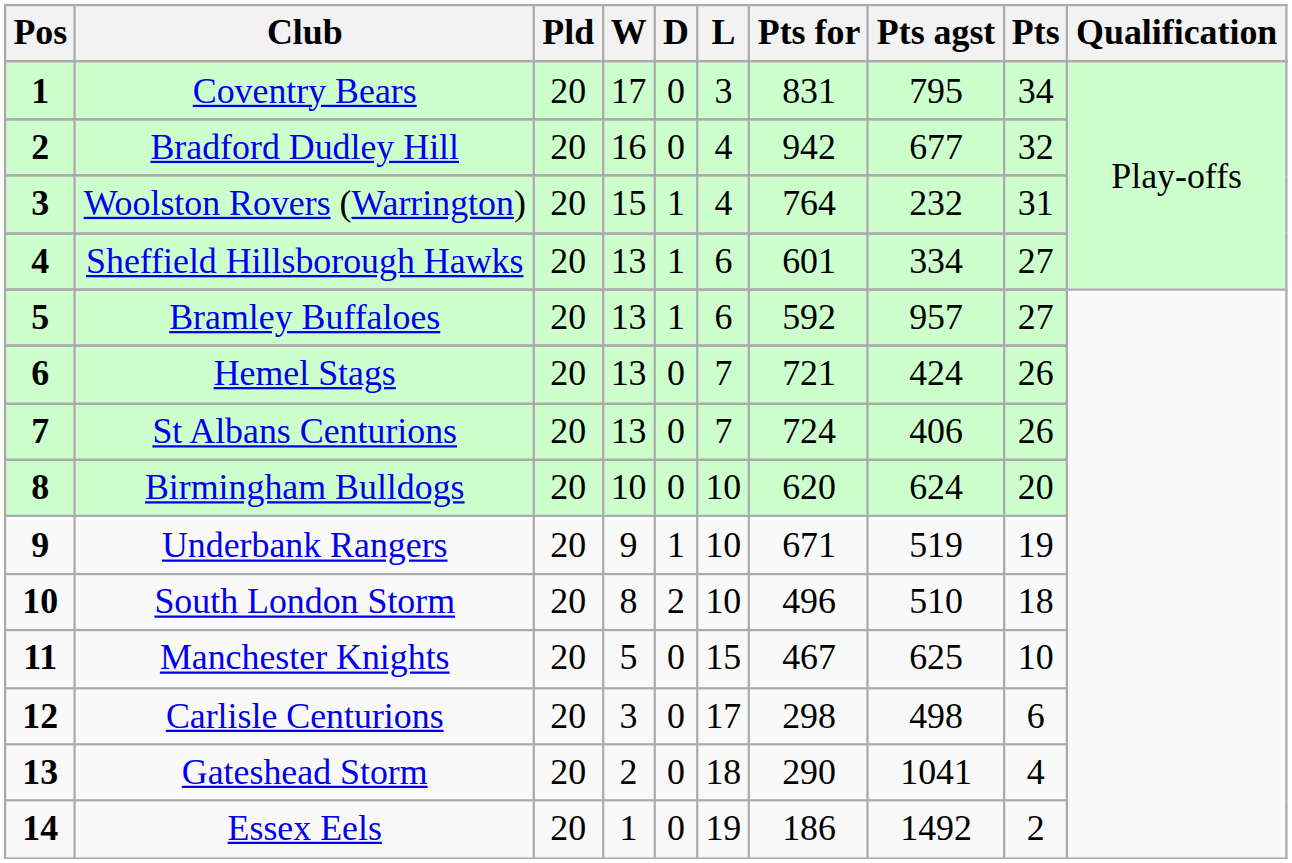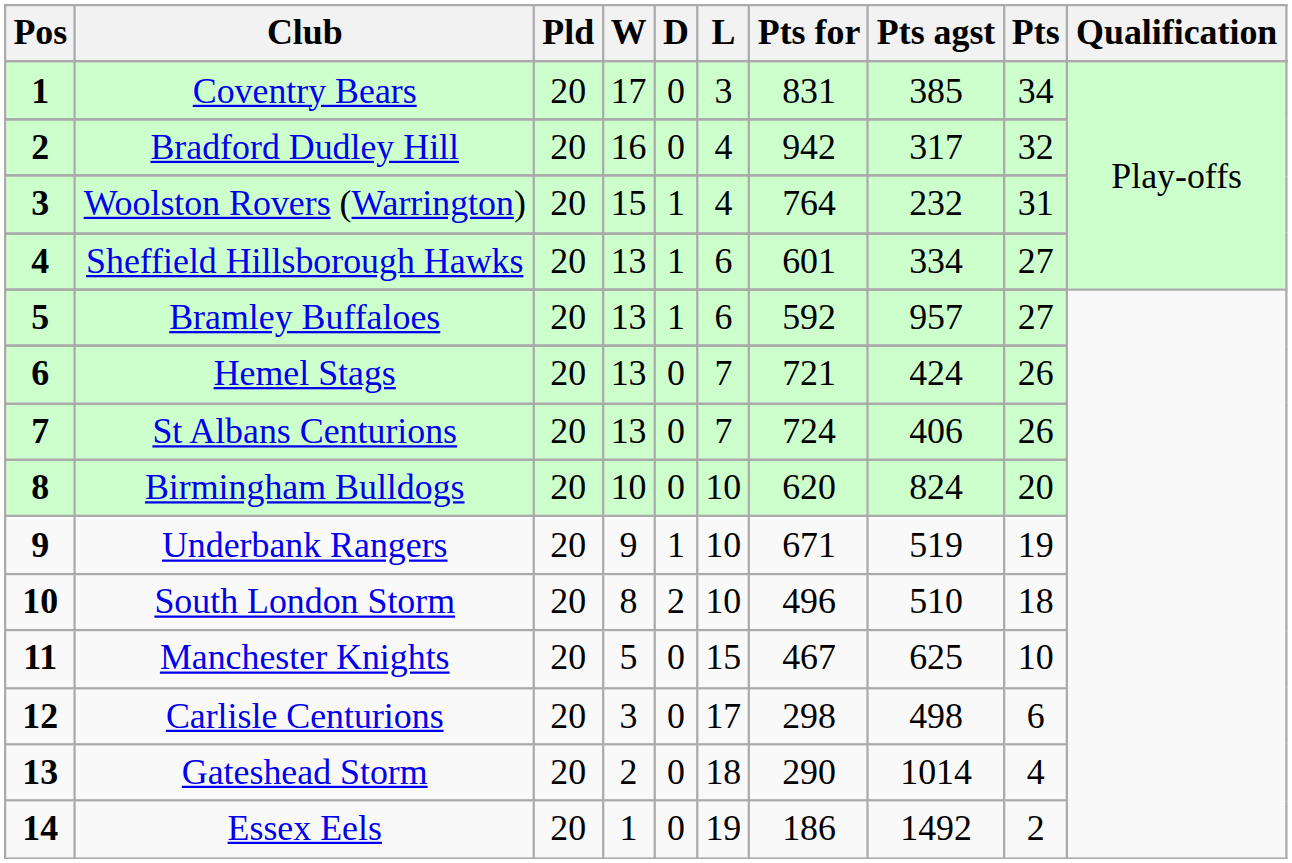(936, 89) 795 -> (936, 89) 385
(936, 146) 677 -> (936, 146) 317
(936, 487) 624 -> (936, 487) 824
(936, 771) 1041 -> (936, 771) 1014
